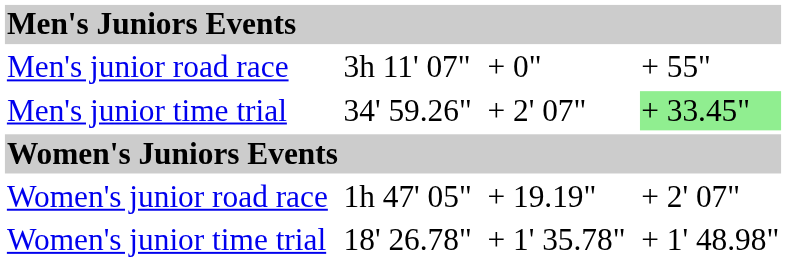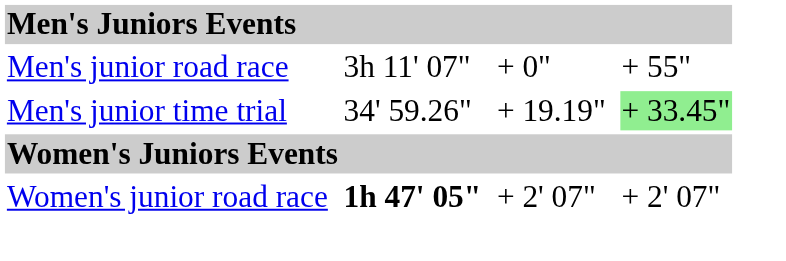(537, 110) + 2' 07" -> (551, 110) + 19.19"
(408, 196) normal -> (412, 196) bold
(542, 196) + 19.19" -> (546, 196) + 2' 07"
- row: (167, 239)
